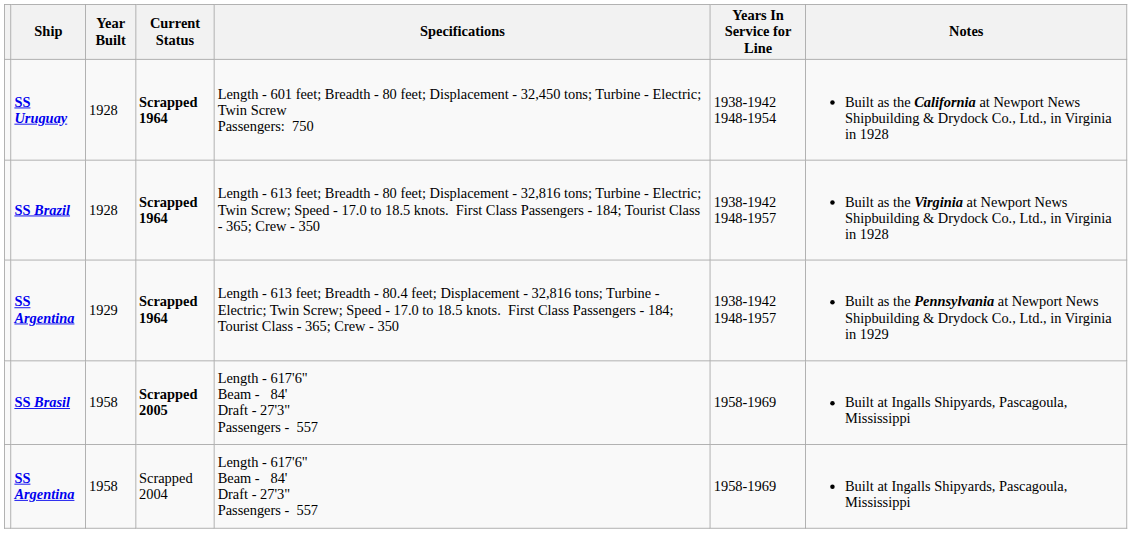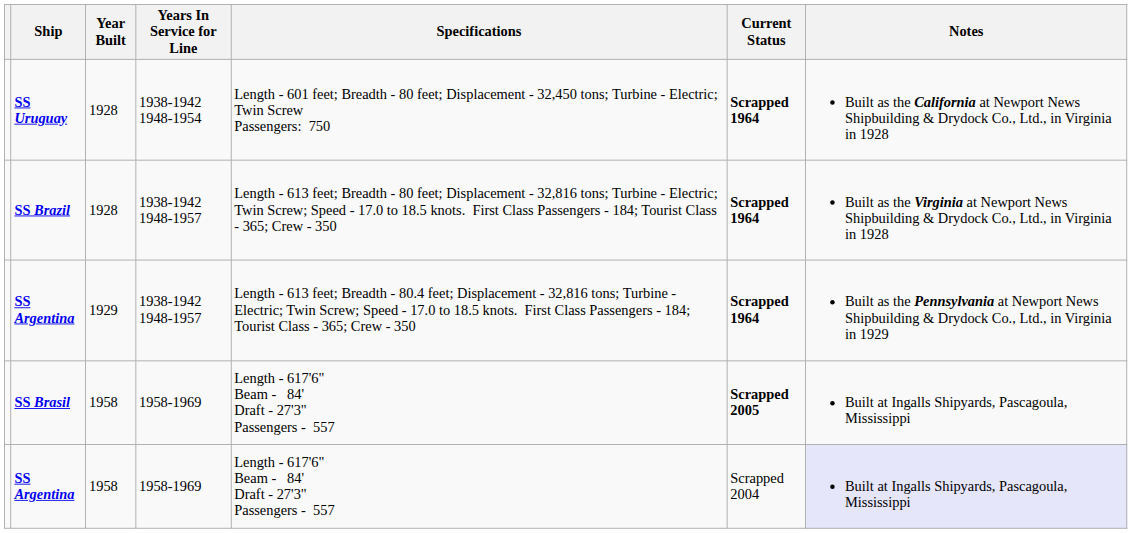columns swapped: (758, 32) <-> (175, 32)
(966, 495) no background -> (966, 495) lavender background
